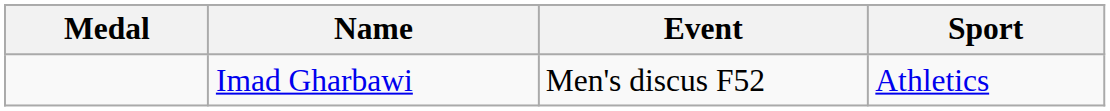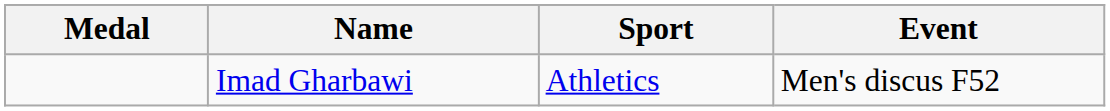columns swapped: (986, 29) <-> (703, 29)
